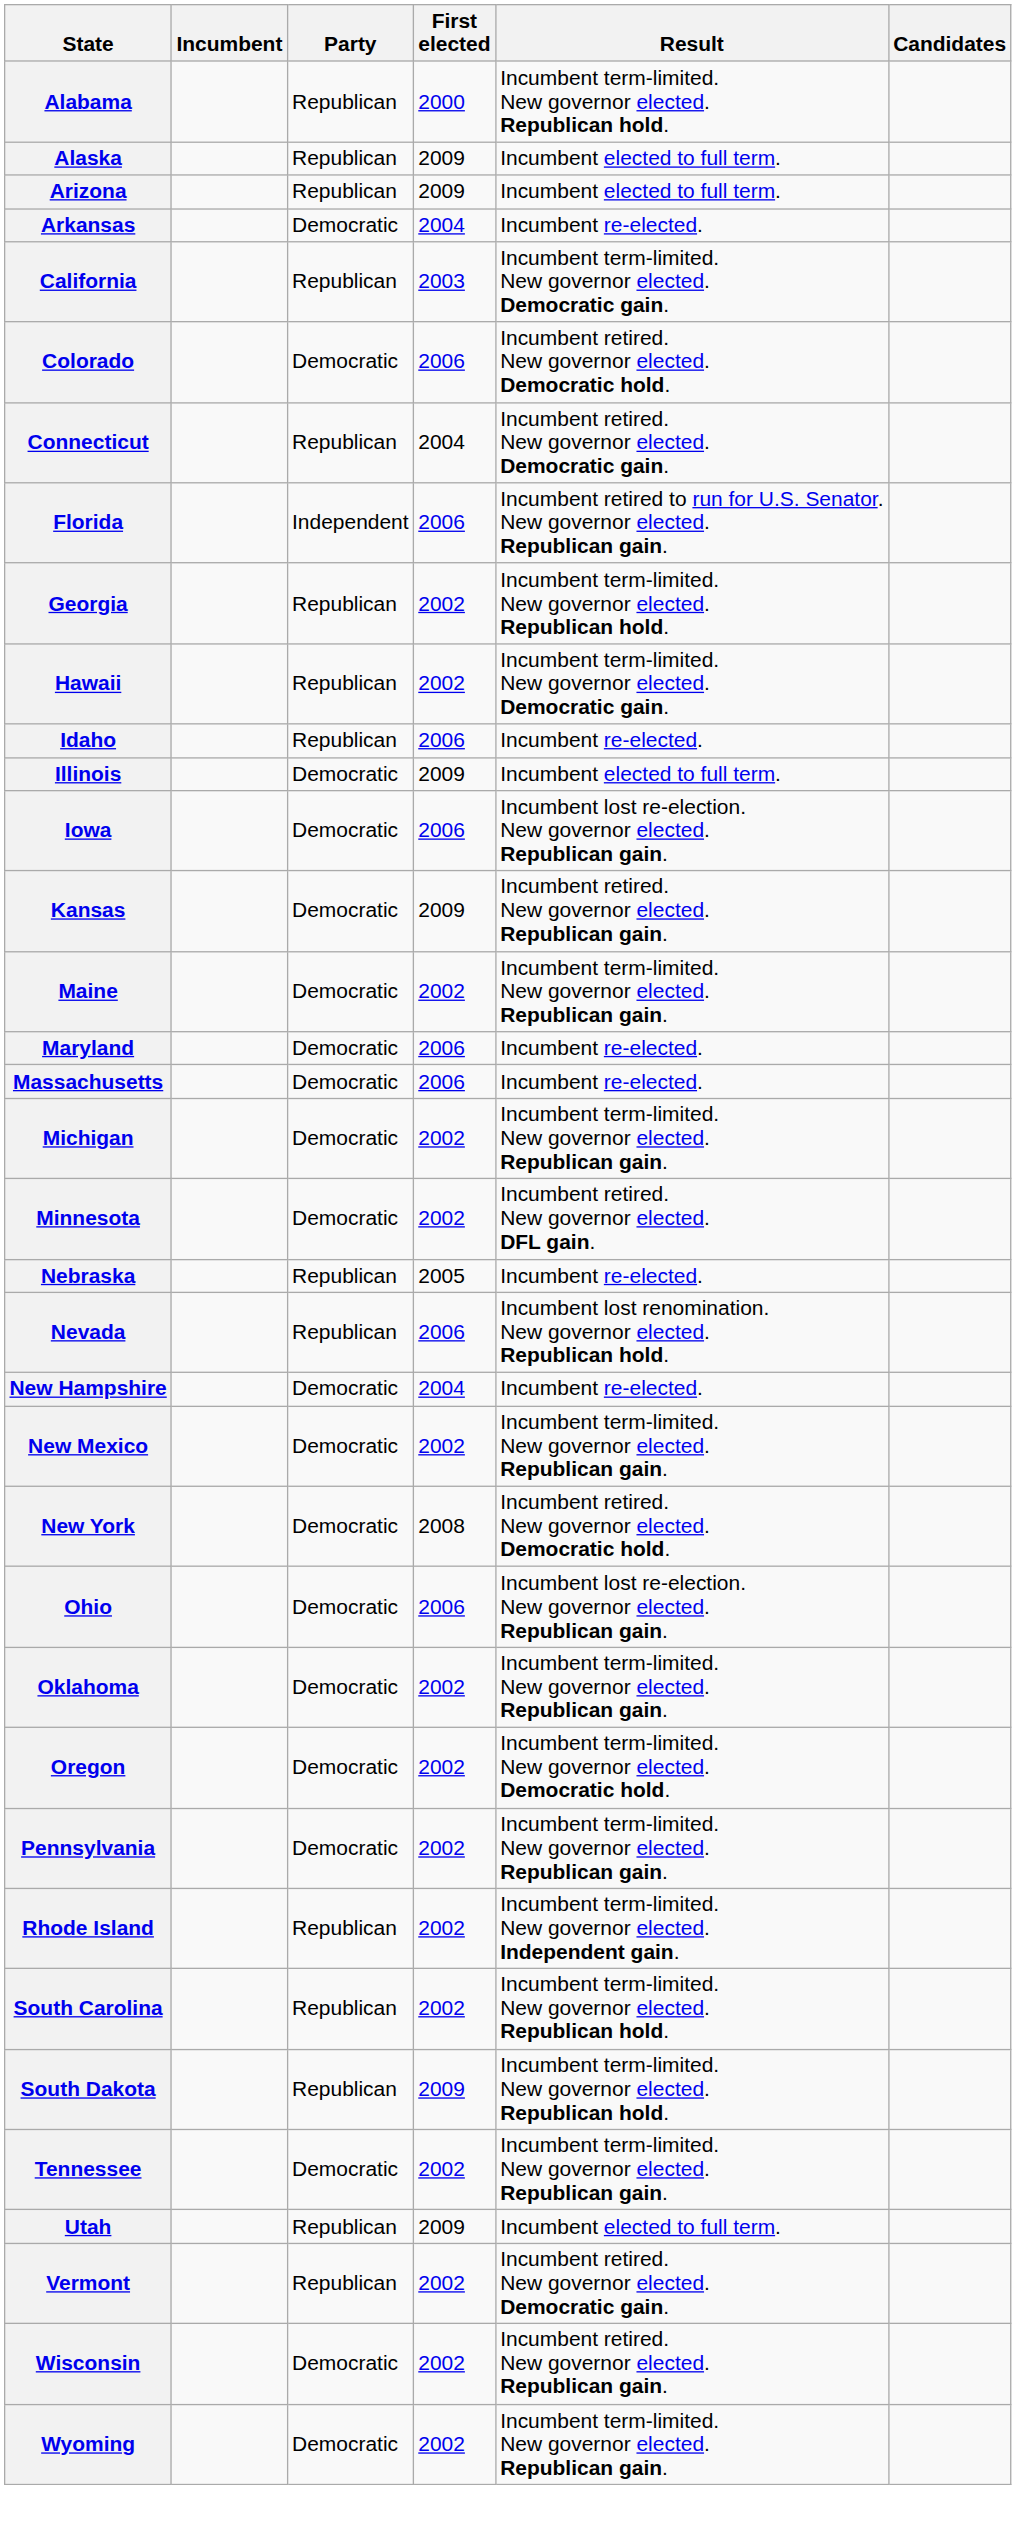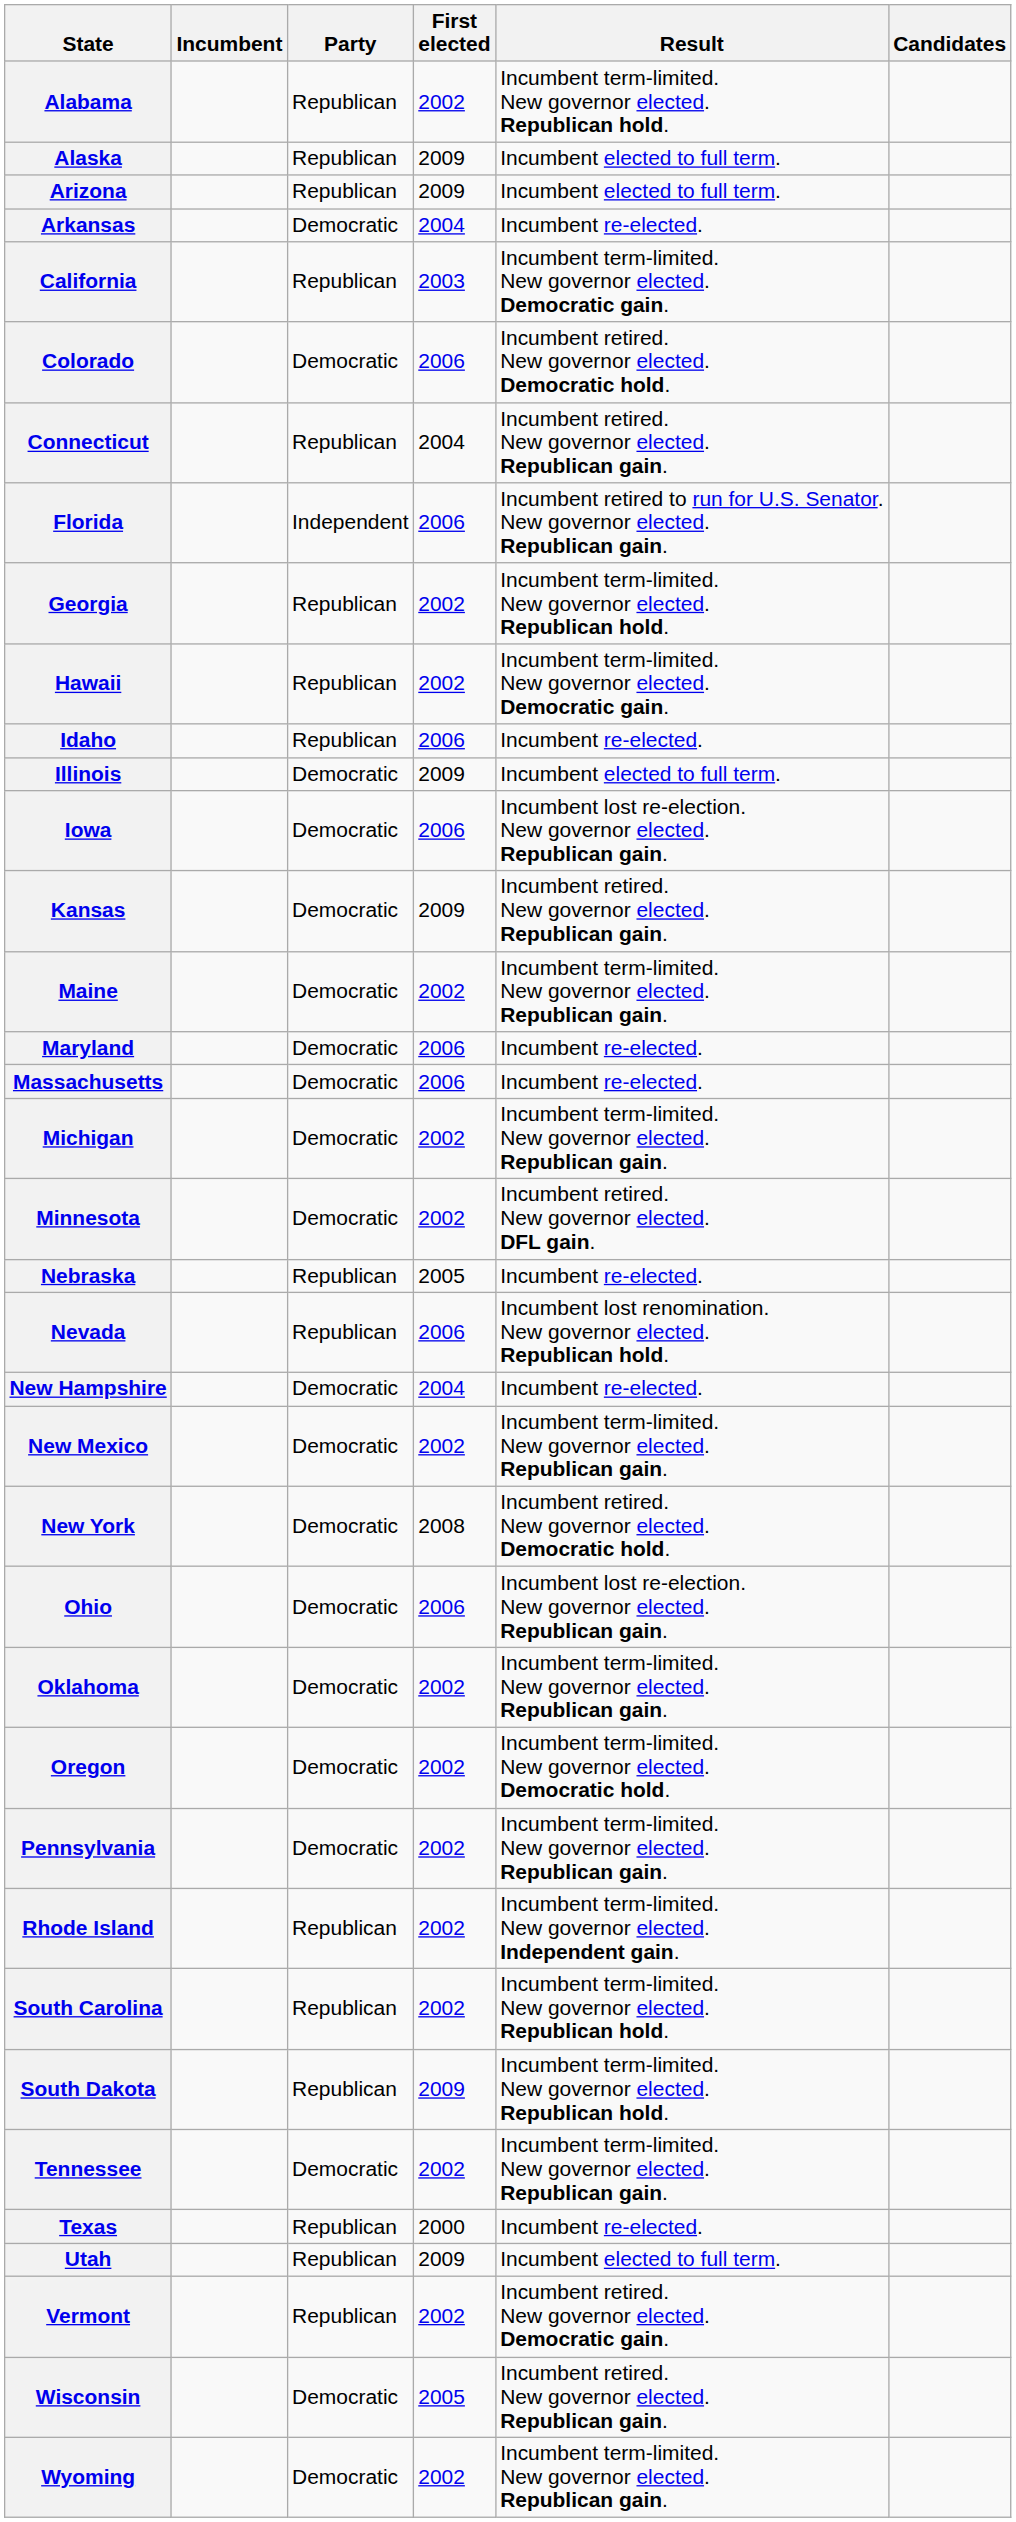(442, 101) 2000 -> (442, 101) 2002
(605, 442) Incumbent retired. New governor elected. Democratic gain. -> (605, 442) Incumbent retired. New governor elected. Republican gain.
+ row: (88, 2226)
(442, 2363) 2002 -> (442, 2396) 2005
